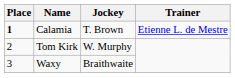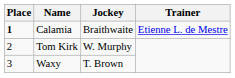(103, 30) T. Brown -> (108, 30) Braithwaite
(108, 64) Braithwaite -> (103, 64) T. Brown
